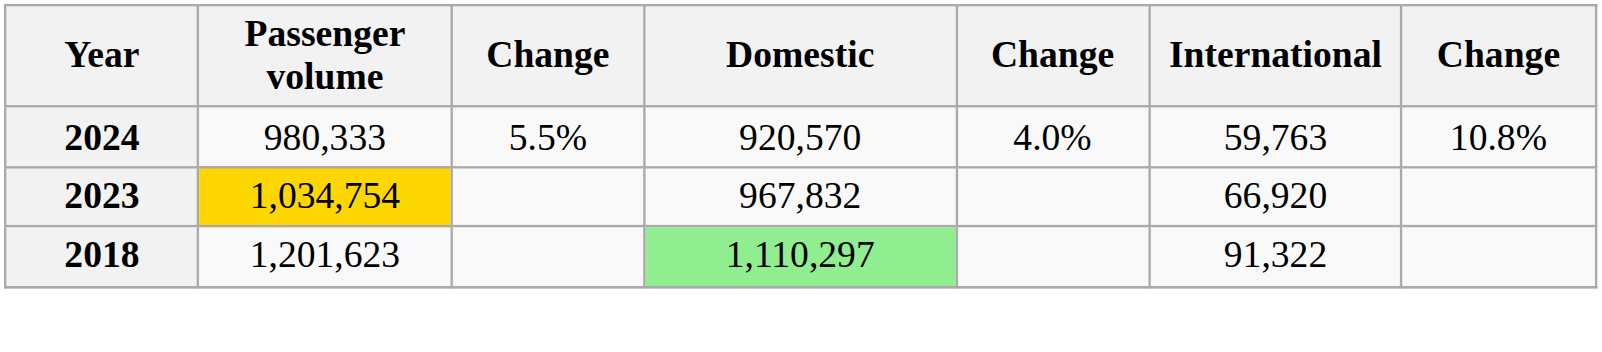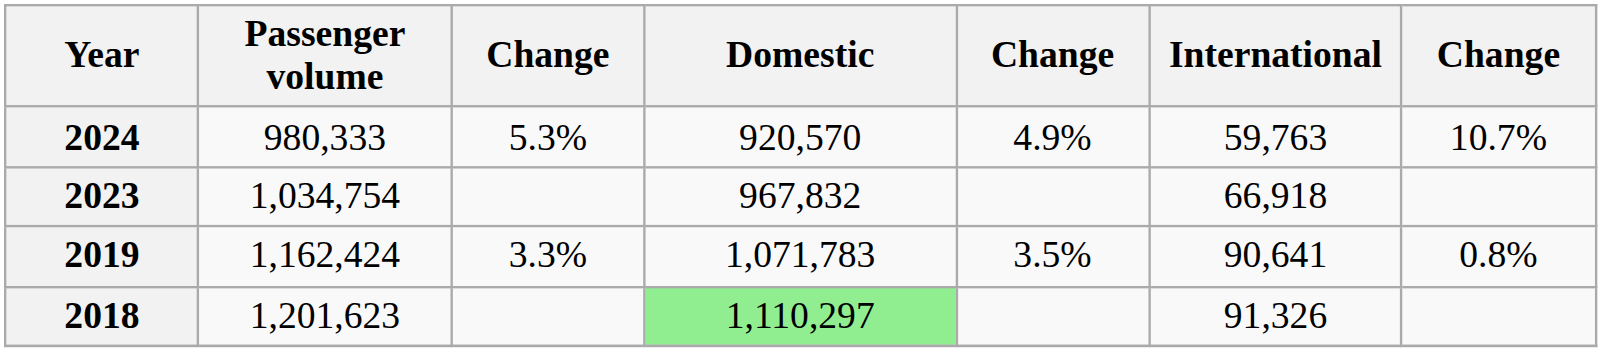(548, 136) 5.5% -> (548, 136) 5.3%
(1053, 136) 4.0% -> (1053, 136) 4.9%
(1498, 136) 10.8% -> (1498, 136) 10.7%
(325, 195) gold background -> (325, 195) no background
(1275, 195) 66,920 -> (1275, 195) 66,918
+ row: (102, 255)
(1275, 255) 91,322 -> (1275, 315) 91,326
